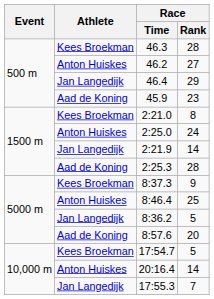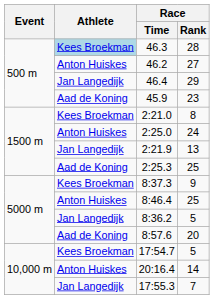(95, 47) no background -> (95, 47) lightblue background
(193, 150) 14 -> (193, 150) 13
(193, 167) 28 -> (193, 167) 25
